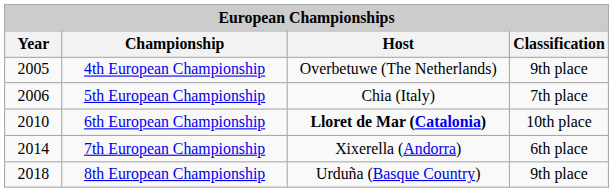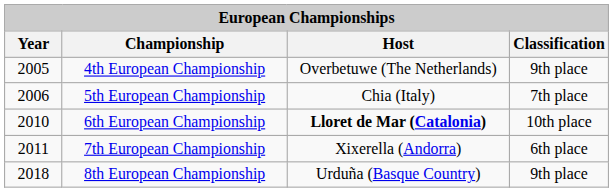(33, 148) 2014 -> (33, 148) 2011
